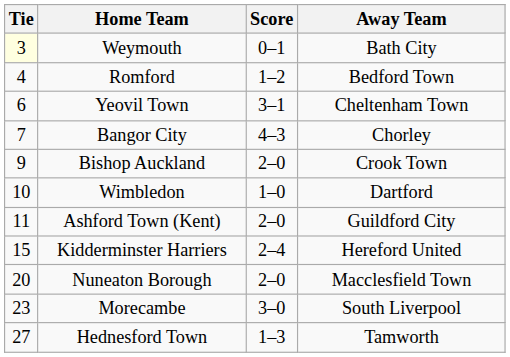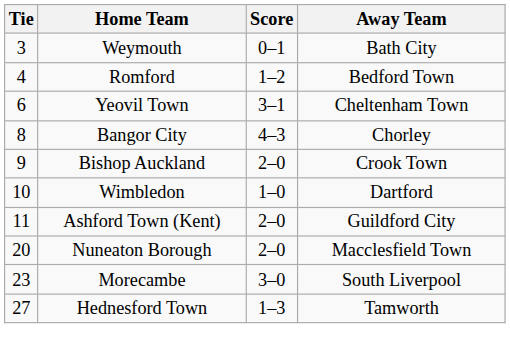(21, 47) lightyellow background -> (21, 47) no background
(21, 134) 7 -> (21, 134) 8
- row: (142, 250)
